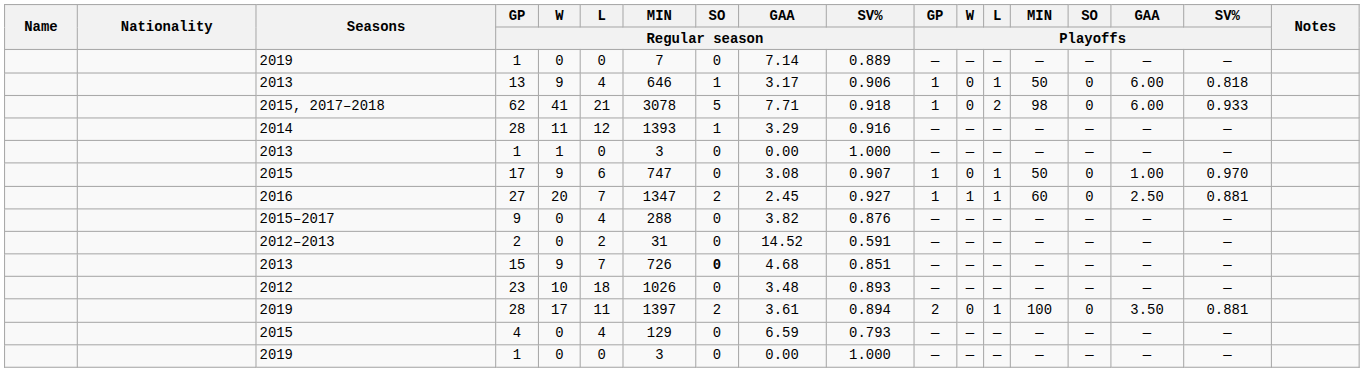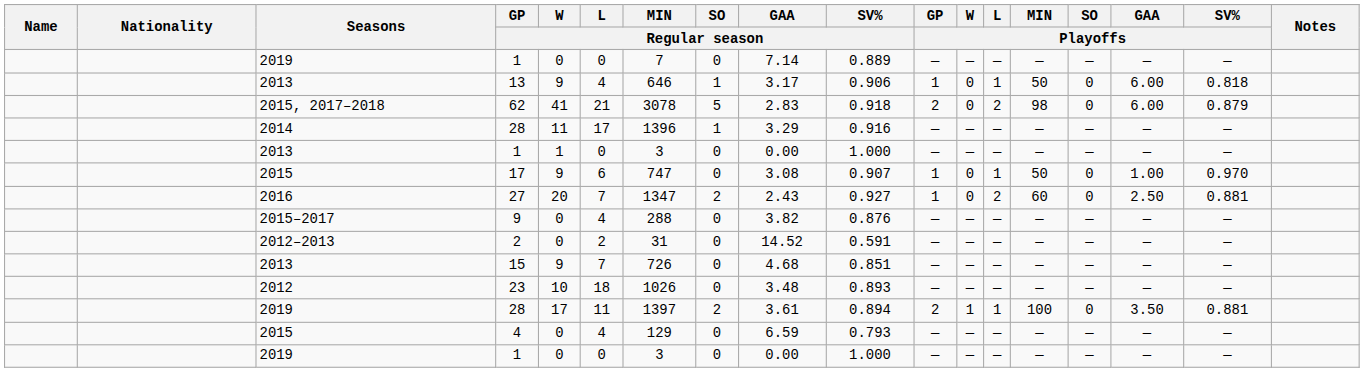(782, 107) 7.71 -> (782, 107) 2.83
(935, 107) 1 -> (935, 107) 2
(1227, 107) 0.933 -> (1227, 107) 0.879
(602, 129) 12 -> (602, 129) 17
(659, 129) 1393 -> (659, 129) 1396
(782, 197) 2.45 -> (782, 197) 2.43
(970, 197) 1 -> (970, 197) 0
(997, 197) 1 -> (997, 197) 2
(717, 265) bold -> (717, 265) normal
(970, 311) 0 -> (970, 311) 1
